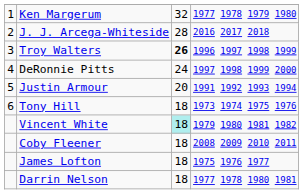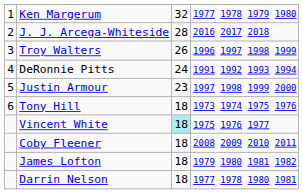(181, 51) bold -> (181, 51) normal
(245, 69) 1997 1998 1999 2000 -> (245, 69) 1991 1992 1993 1994
(181, 87) 20 -> (181, 87) 23
(245, 87) 1991 1992 1993 1994 -> (245, 87) 1997 1998 1999 2000
(245, 124) 1979 1980 1981 1982 -> (231, 124) 1975 1976 1977
(231, 161) 1975 1976 1977 -> (245, 161) 1979 1980 1981 1982
